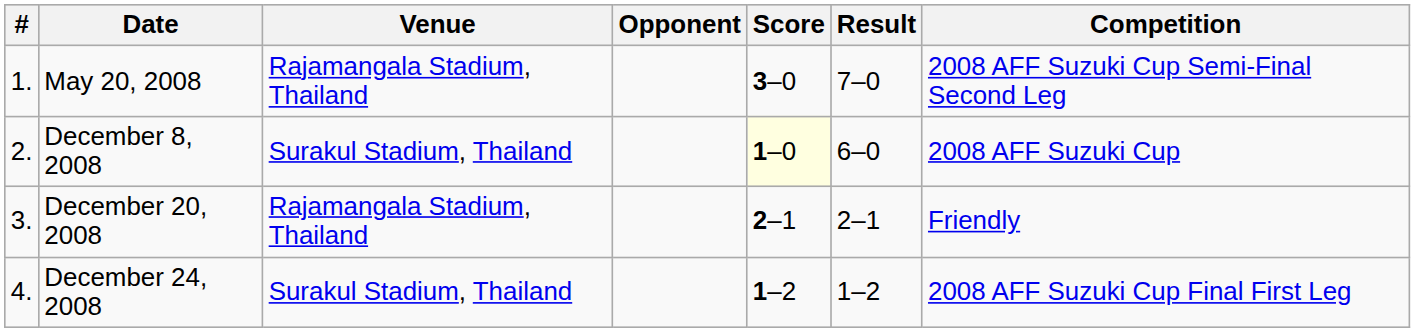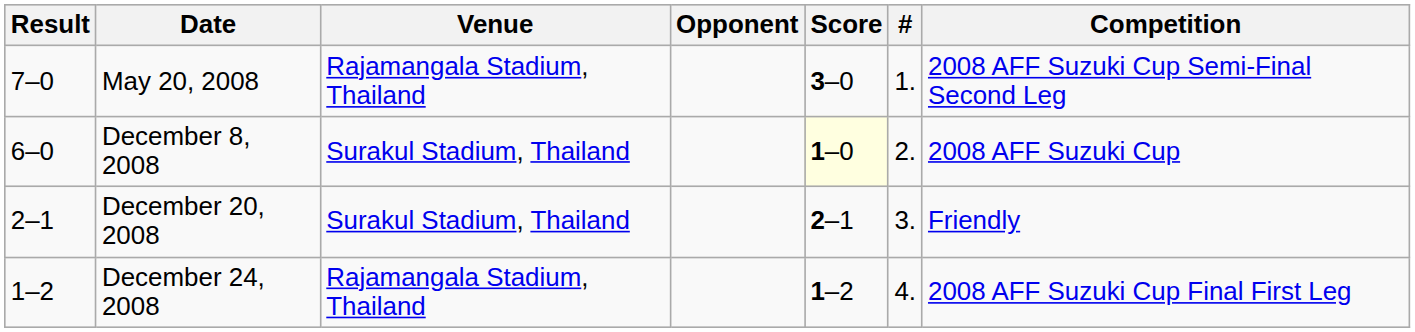columns swapped: (22, 25) <-> (876, 25)
(400, 221) Rajamangala Stadium, Thailand -> (478, 221) Surakul Stadium, Thailand
(420, 291) Surakul Stadium, Thailand -> (457, 291) Rajamangala Stadium, Thailand
